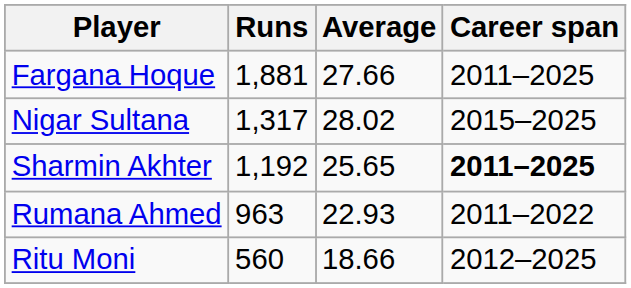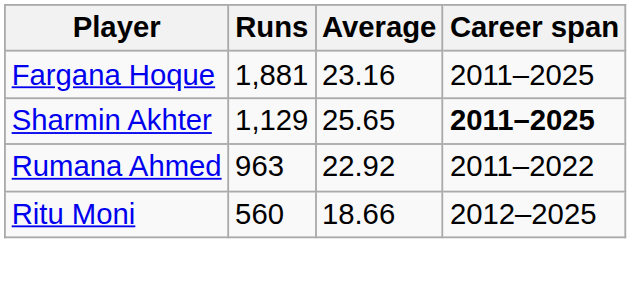(359, 74) 27.66 -> (359, 74) 23.16
- row: (100, 120)
(272, 167) 1,192 -> (272, 120) 1,129
(359, 213) 22.93 -> (359, 167) 22.92
